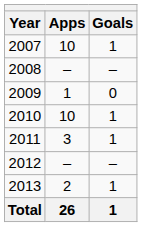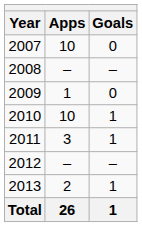(113, 46) 1 -> (113, 46) 0
